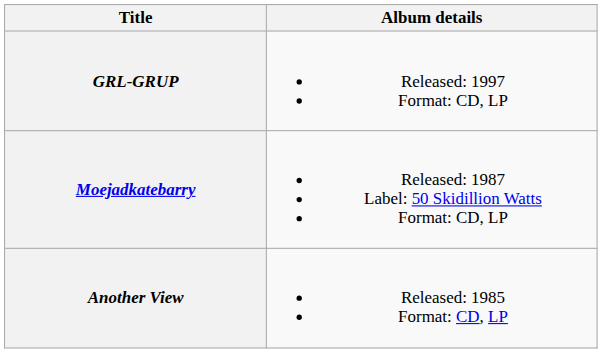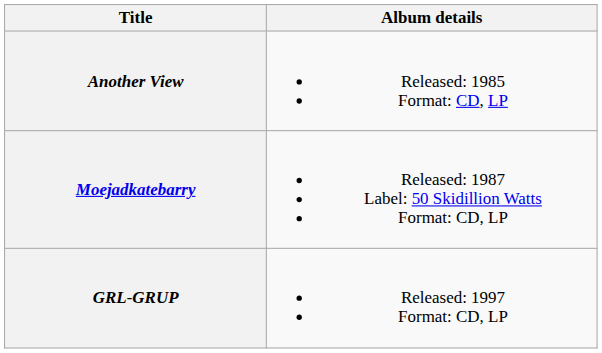rows swapped: (136, 297) <-> (136, 80)
